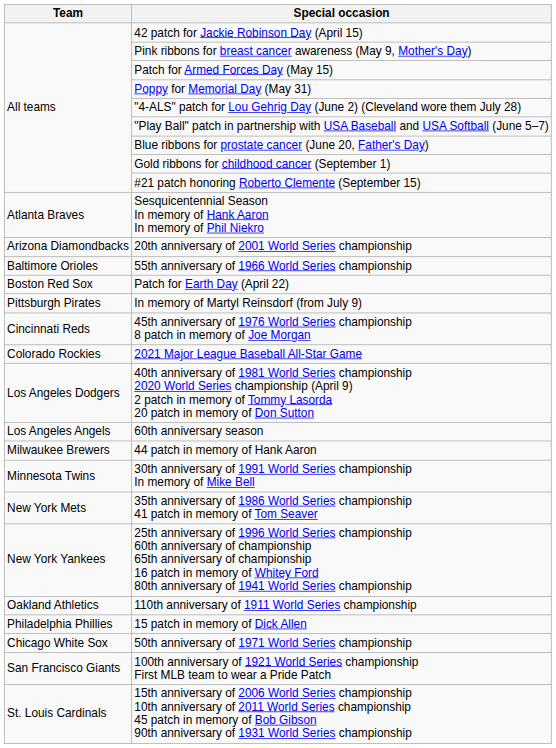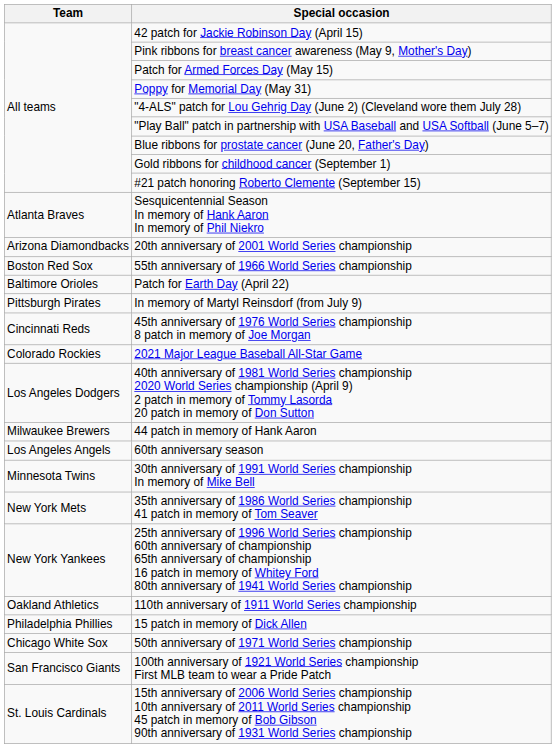(52, 265) Baltimore Orioles -> (50, 265) Boston Red Sox
(50, 284) Boston Red Sox -> (52, 284) Baltimore Orioles
rows swapped: (199, 431) <-> (225, 450)
